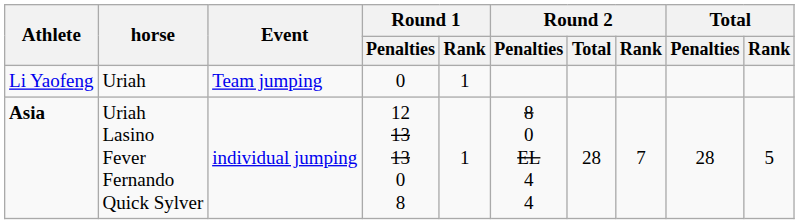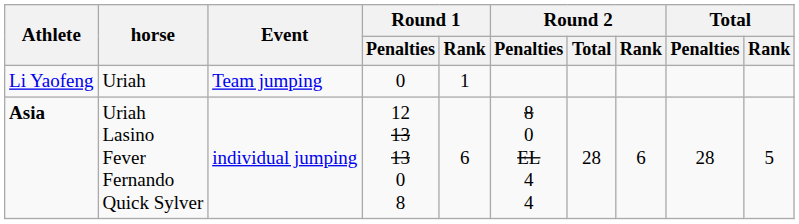(465, 157) 1 -> (465, 157) 6
(641, 157) 7 -> (641, 157) 6
